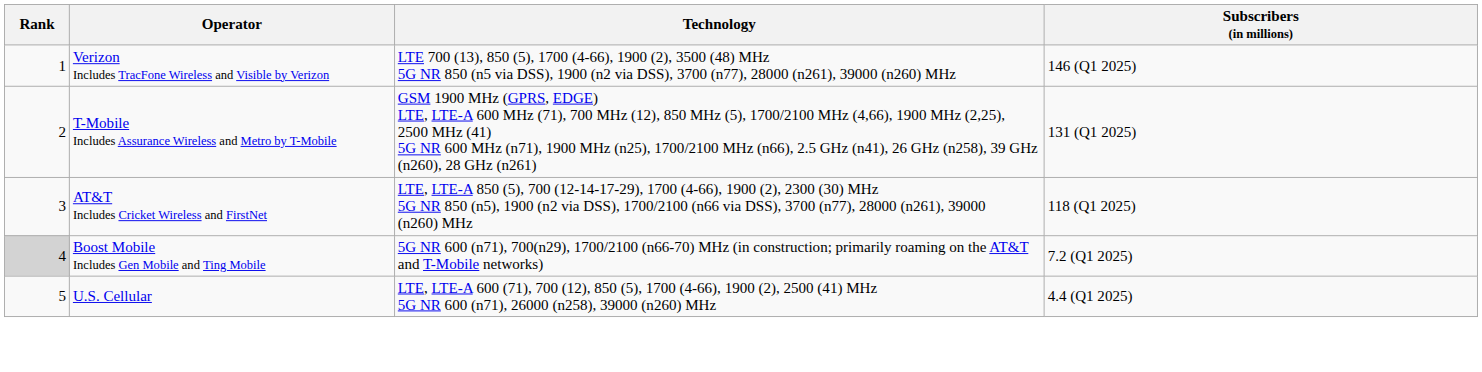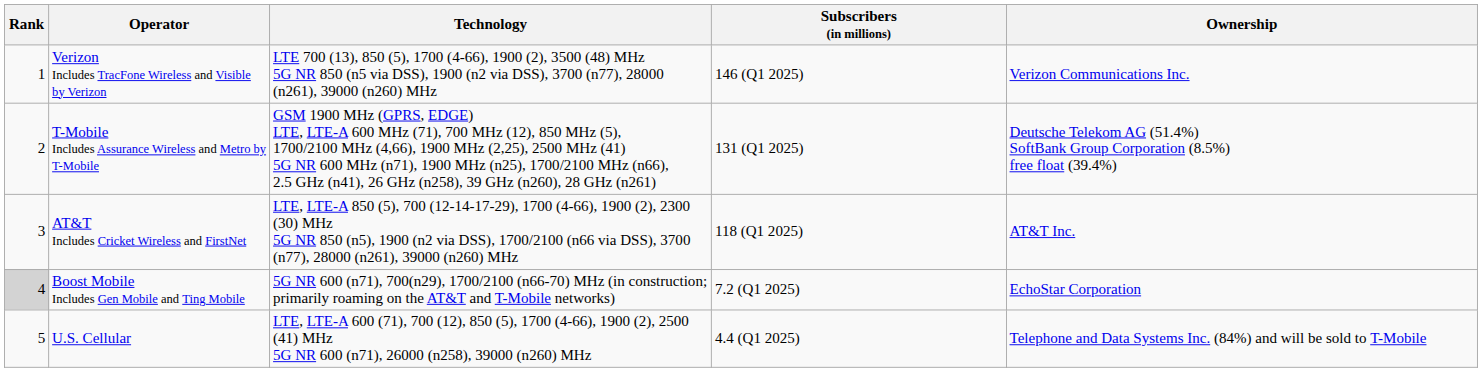+ column: (1242, 24)
